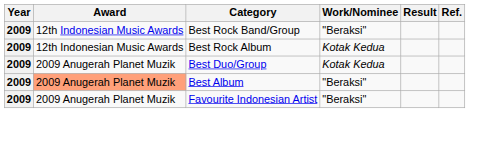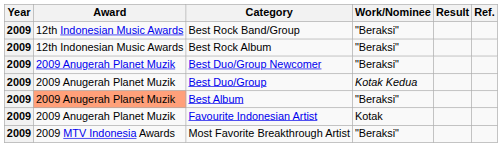(353, 47) Kotak Kedua -> (377, 47) "Beraksi"
+ row: (255, 64)
(344, 99) "Beraksi" -> (369, 116) Kotak
+ row: (269, 133)
